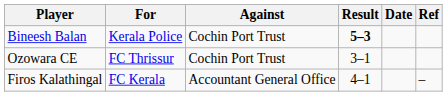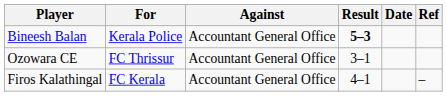(237, 36) Cochin Port Trust -> (262, 36) Accountant General Office
(237, 58) Cochin Port Trust -> (262, 58) Accountant General Office
